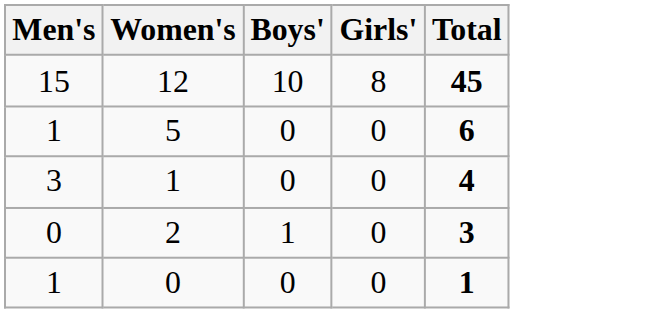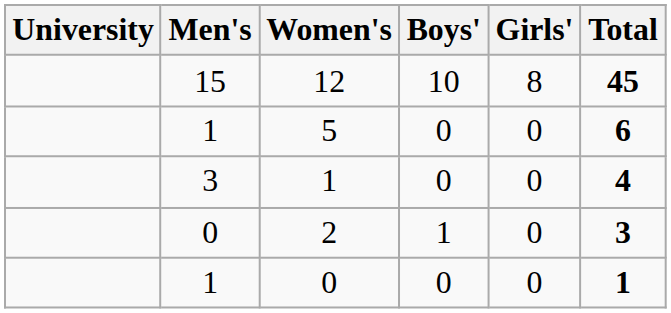+ column: (83, 29)
